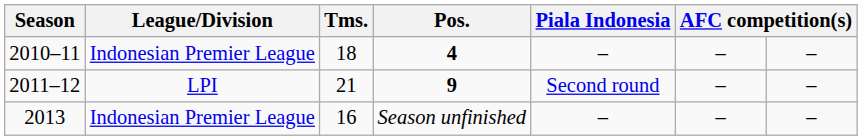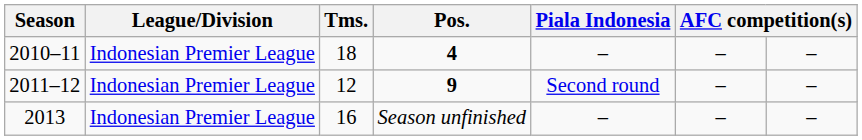(202, 85) LPI -> (202, 85) Indonesian Premier League
(346, 85) 21 -> (346, 85) 12
